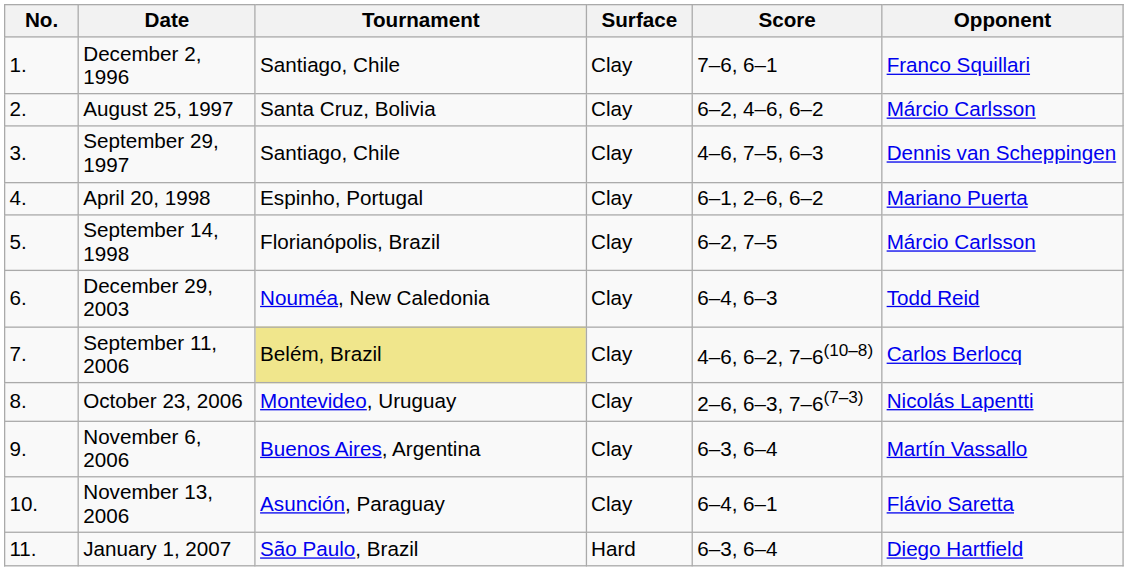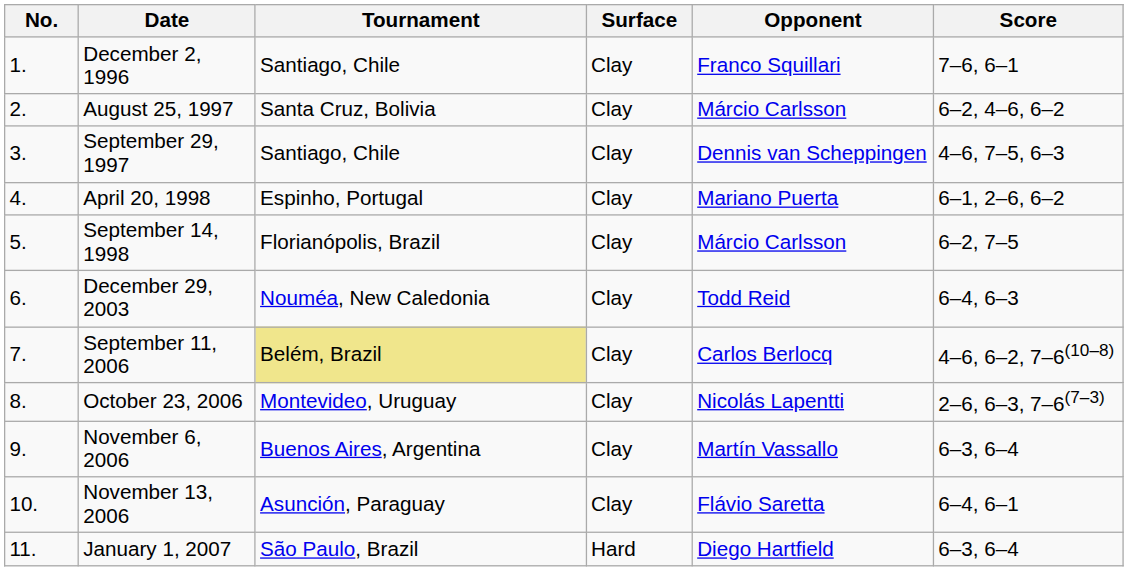columns swapped: (1002, 20) <-> (787, 20)
